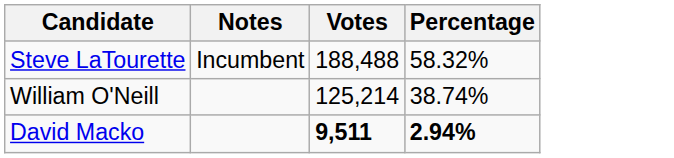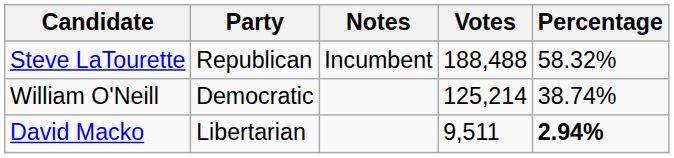+ column: (255, 22)
(344, 133) bold -> (471, 133) normal
